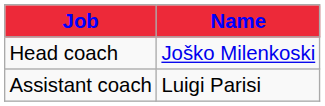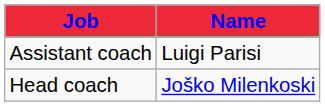rows swapped: (64, 53) <-> (81, 85)
